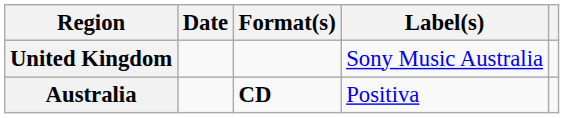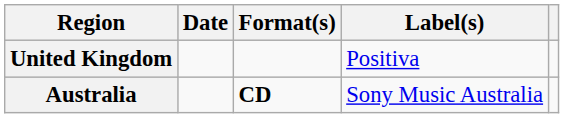(445, 58) Sony Music Australia -> (383, 58) Positiva
(383, 94) Positiva -> (445, 94) Sony Music Australia
